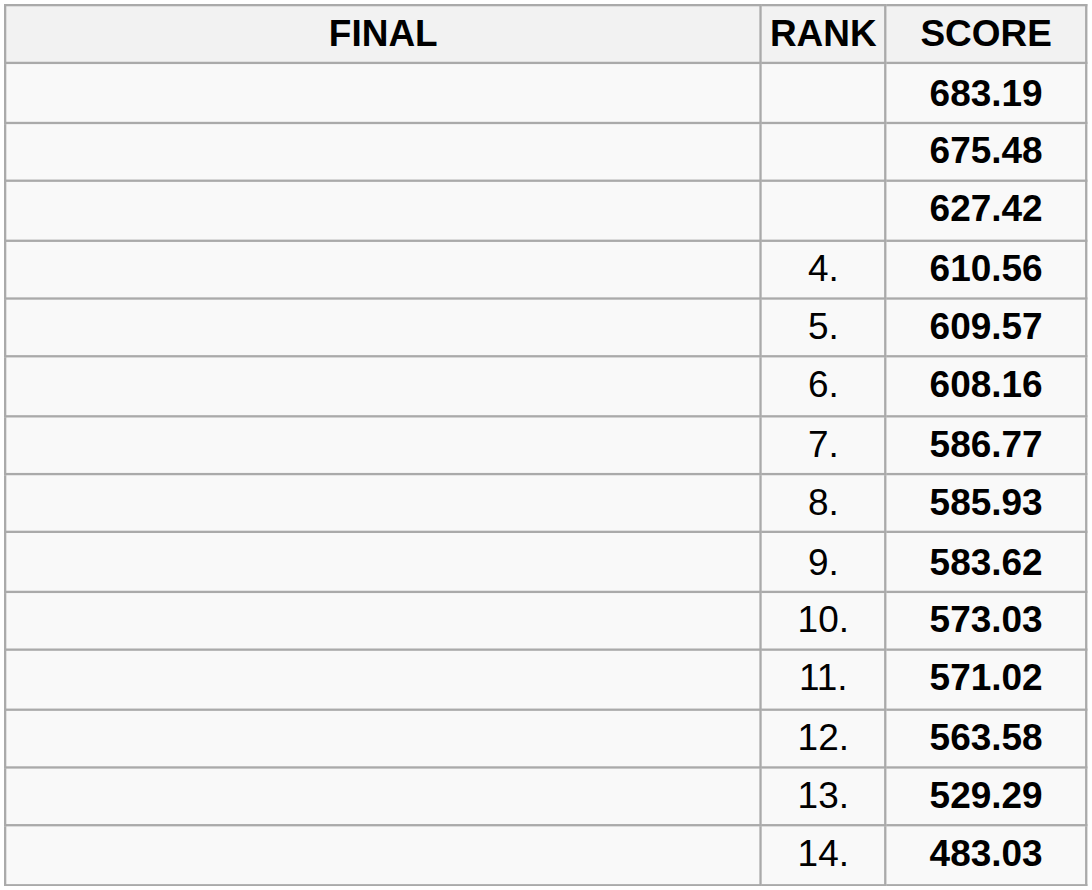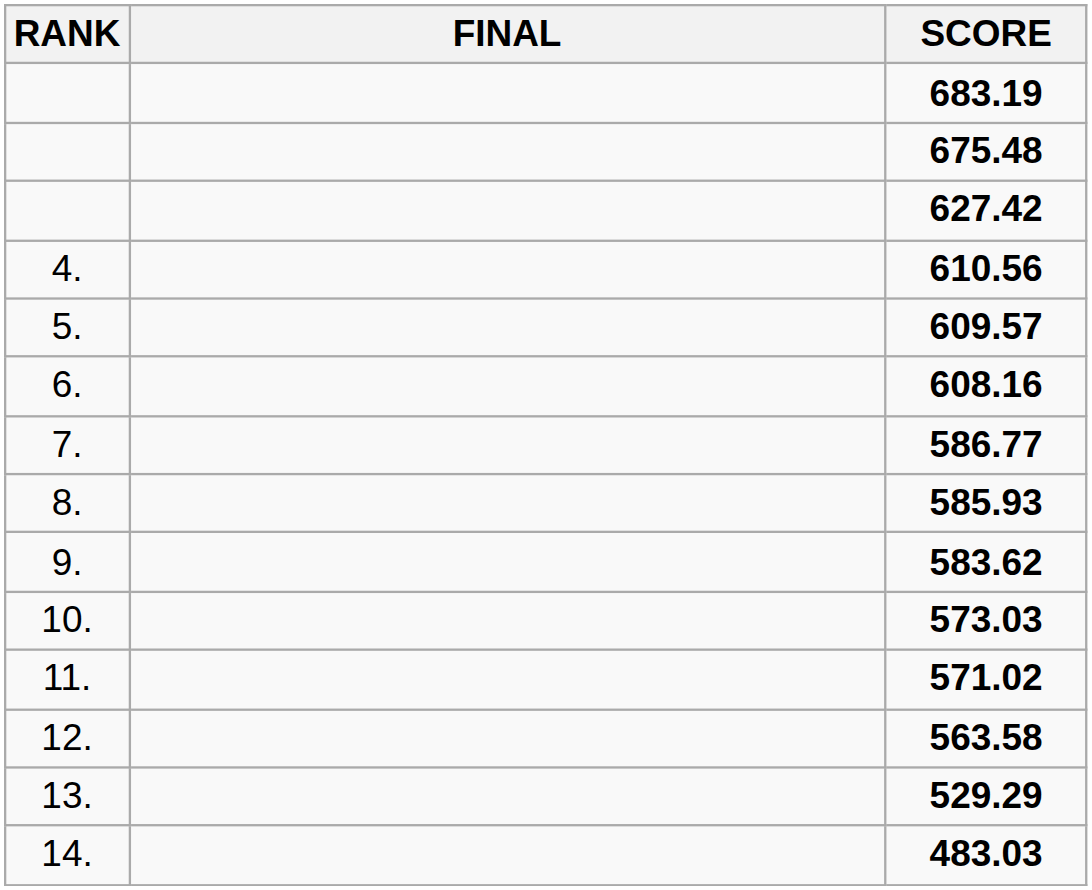columns swapped: (823, 33) <-> (383, 33)
